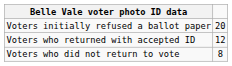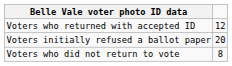rows swapped: (109, 26) <-> (101, 40)
